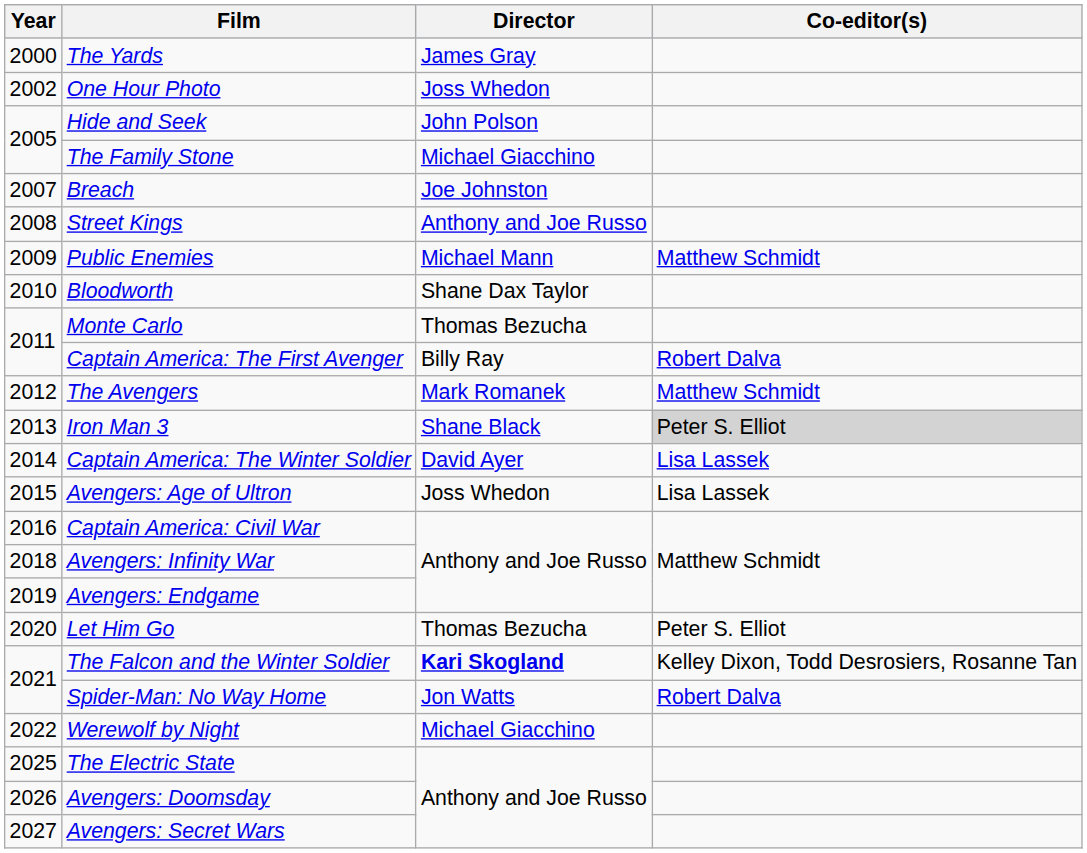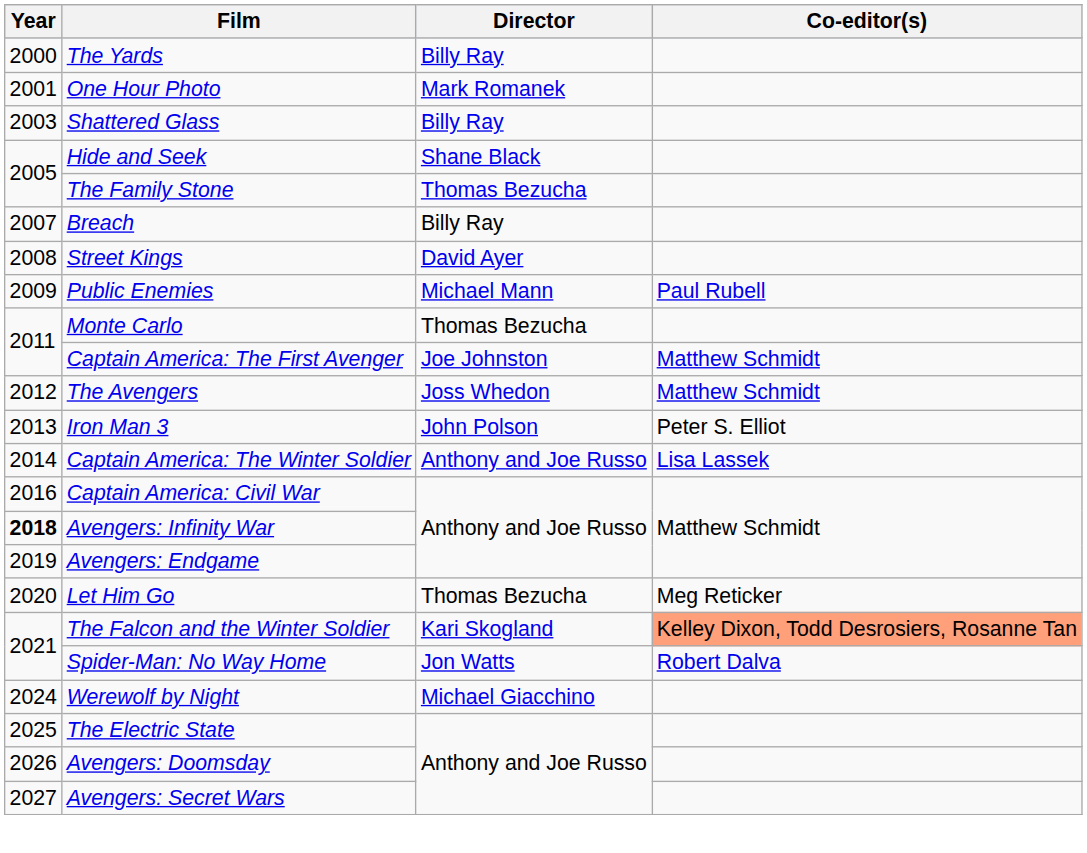(478, 55) James Gray -> (462, 55) Billy Ray
(33, 88) 2002 -> (33, 88) 2001
(485, 88) Joss Whedon -> (493, 88) Mark Romanek
+ row: (143, 122)
(479, 122) John Polson -> (481, 156) Shane Black
(508, 156) Michael Giacchino -> (504, 190) Thomas Bezucha
(484, 190) Joe Johnston -> (462, 223) Billy Ray
(534, 223) Anthony and Joe Russo -> (472, 257) David Ayer
(738, 257) Matthew Schmidt -> (711, 291) Paul Rubell
- row: (120, 291)
(462, 358) Billy Ray -> (484, 358) Joe Johnston
(719, 358) Robert Dalva -> (738, 358) Matthew Schmidt
(493, 392) Mark Romanek -> (485, 392) Joss Whedon
(481, 426) Shane Black -> (479, 426) John Polson
(721, 426) lightgrey background -> (721, 426) no background
(472, 460) David Ayer -> (534, 460) Anthony and Joe Russo
- row: (179, 493)
(33, 561) normal -> (33, 527) bold
(721, 628) Peter S. Elliot -> (719, 595) Meg Reticker
(492, 662) bold -> (487, 628) normal
(867, 662) no background -> (867, 628) lightsalmon background
(33, 730) 2022 -> (33, 696) 2024
